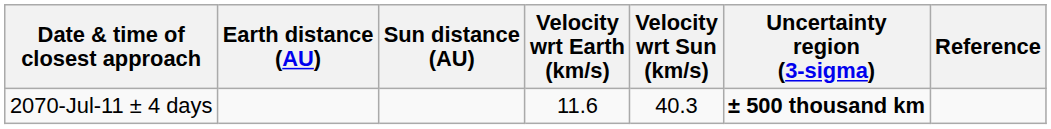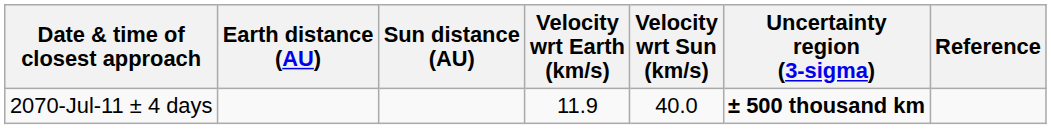(577, 106) 11.6 -> (577, 106) 11.9
(676, 106) 40.3 -> (676, 106) 40.0
